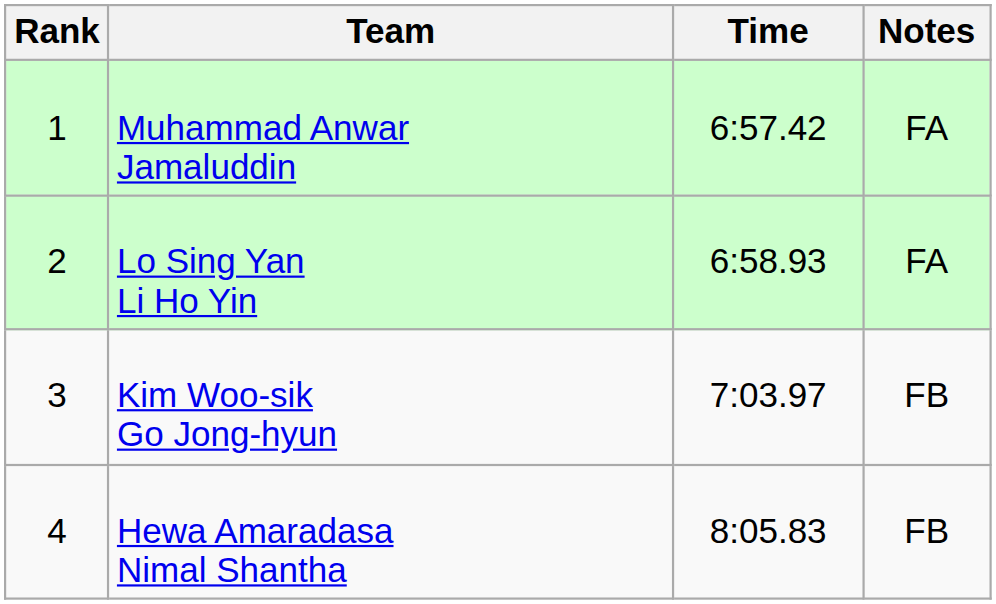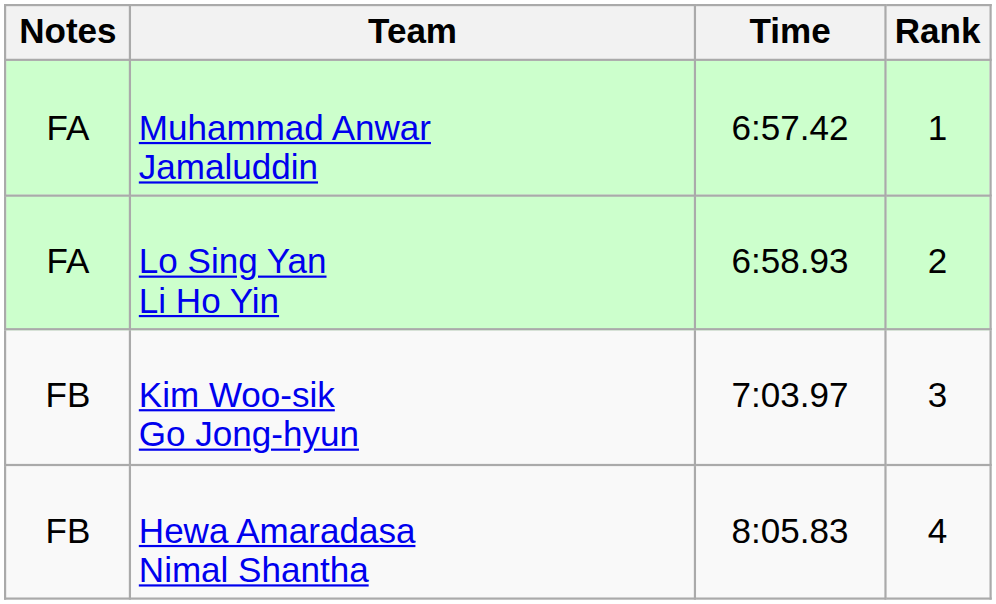columns swapped: (57, 32) <-> (927, 32)
